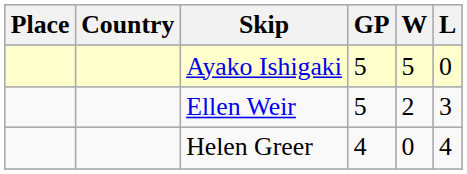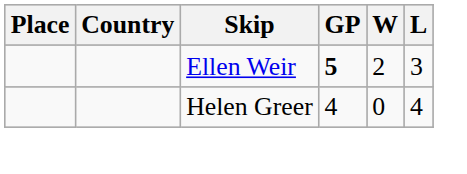- row: (264, 65)
(360, 106) normal -> (331, 65) bold
